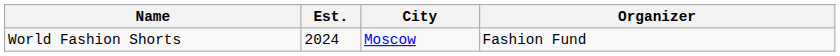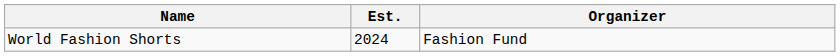- column: (420, 16)
